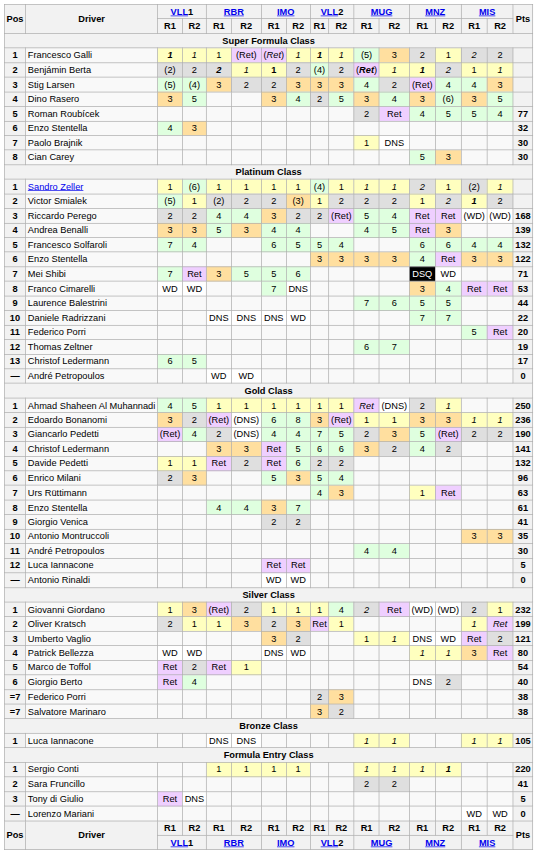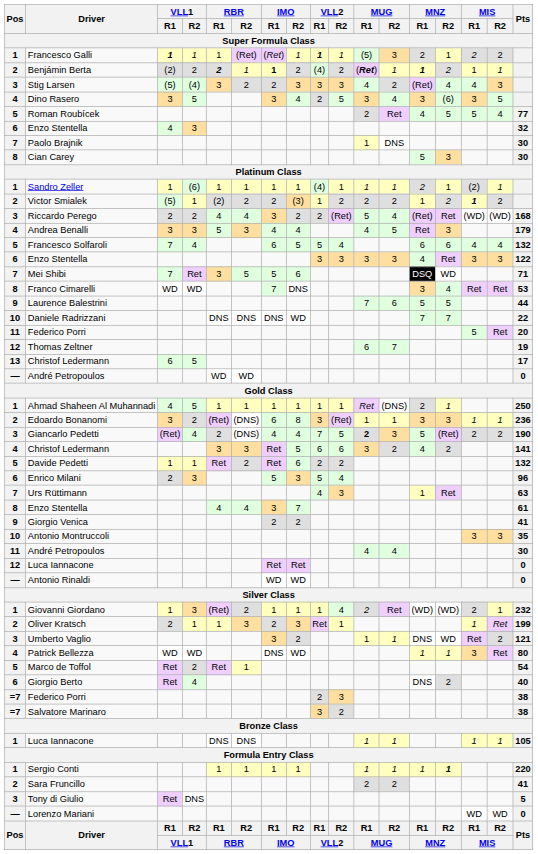(422, 215) Ret -> (422, 215) (Ret)
(523, 230) 139 -> (523, 230) 179
(367, 434) normal -> (367, 434) bold
(523, 565) 5 -> (523, 565) 0
